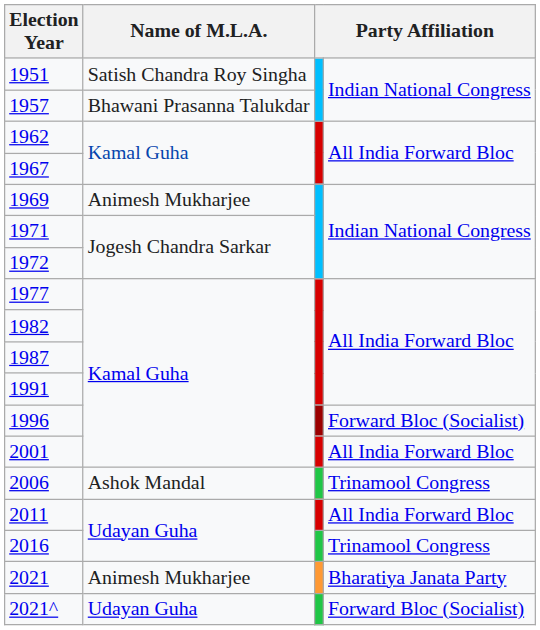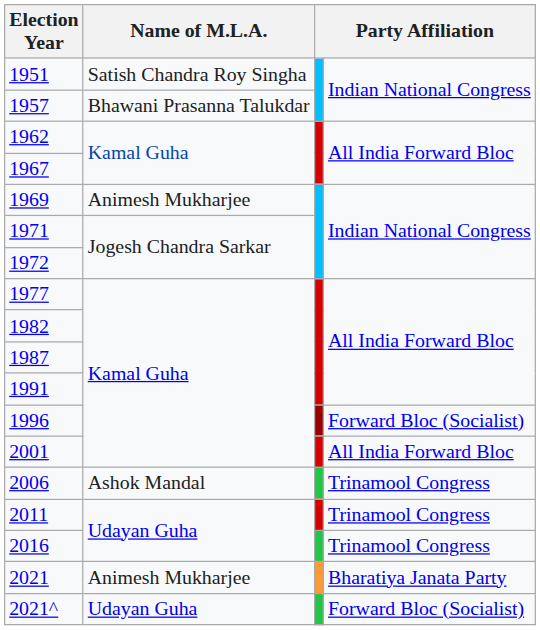(421, 514) All India Forward Bloc -> (409, 514) Trinamool Congress
